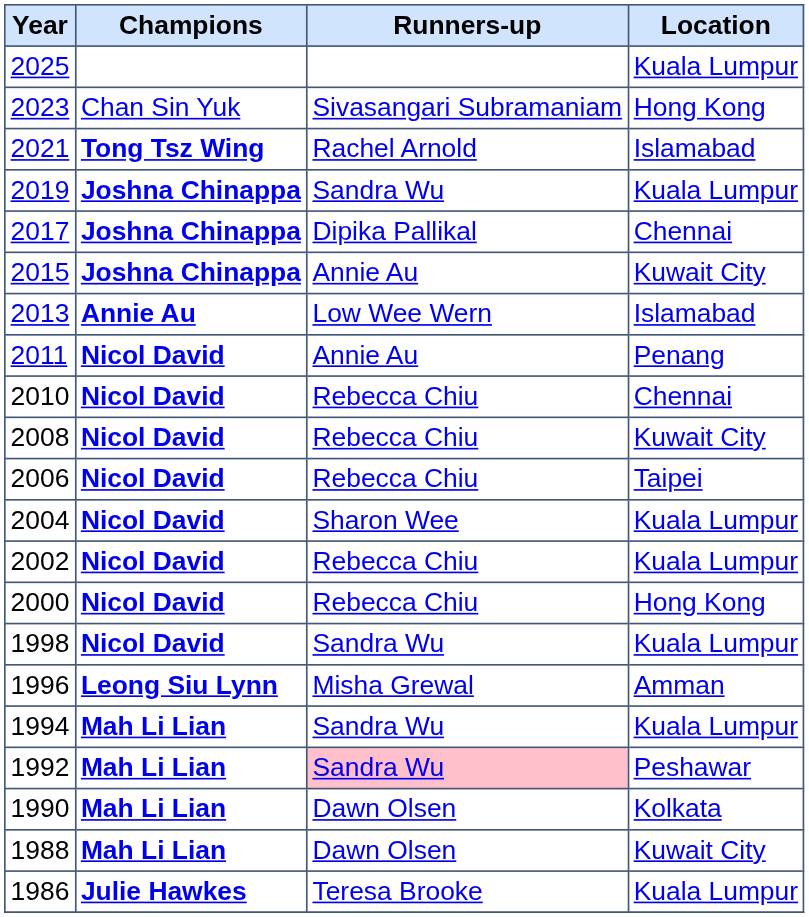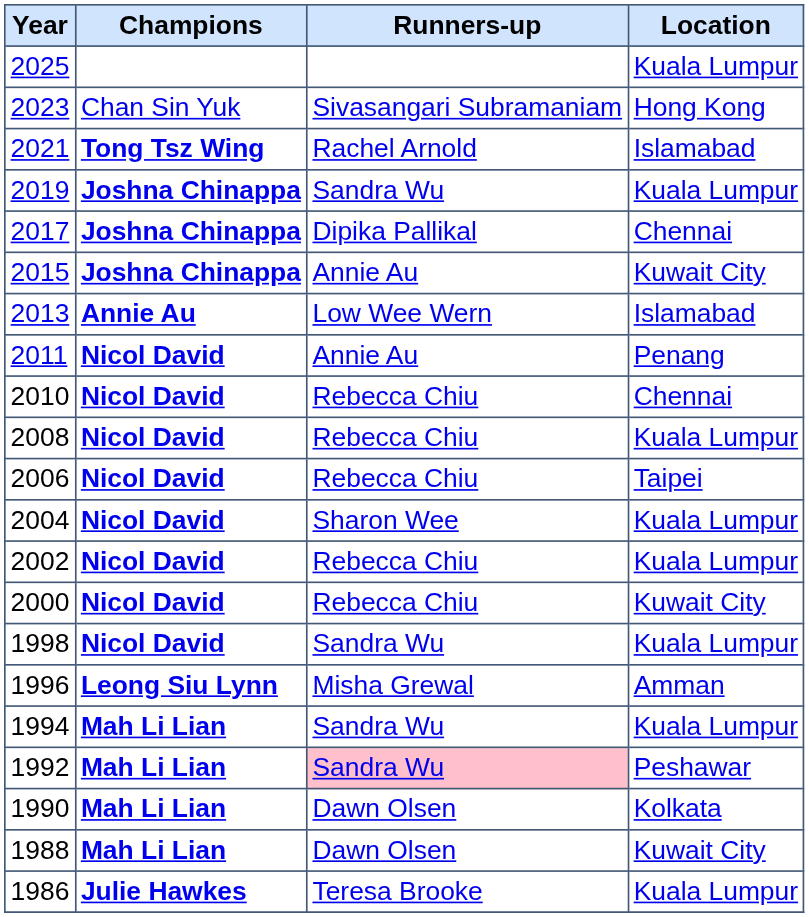(700, 437) Kuwait City -> (716, 437) Kuala Lumpur
(700, 602) Hong Kong -> (700, 602) Kuwait City
